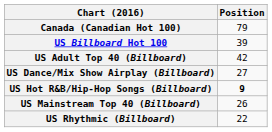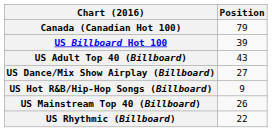(242, 58) 42 -> (242, 58) 43
(242, 88) bold -> (242, 88) normal
